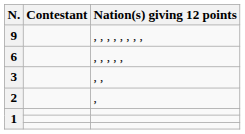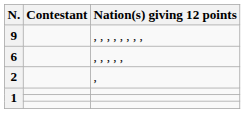- row: (14, 77)
